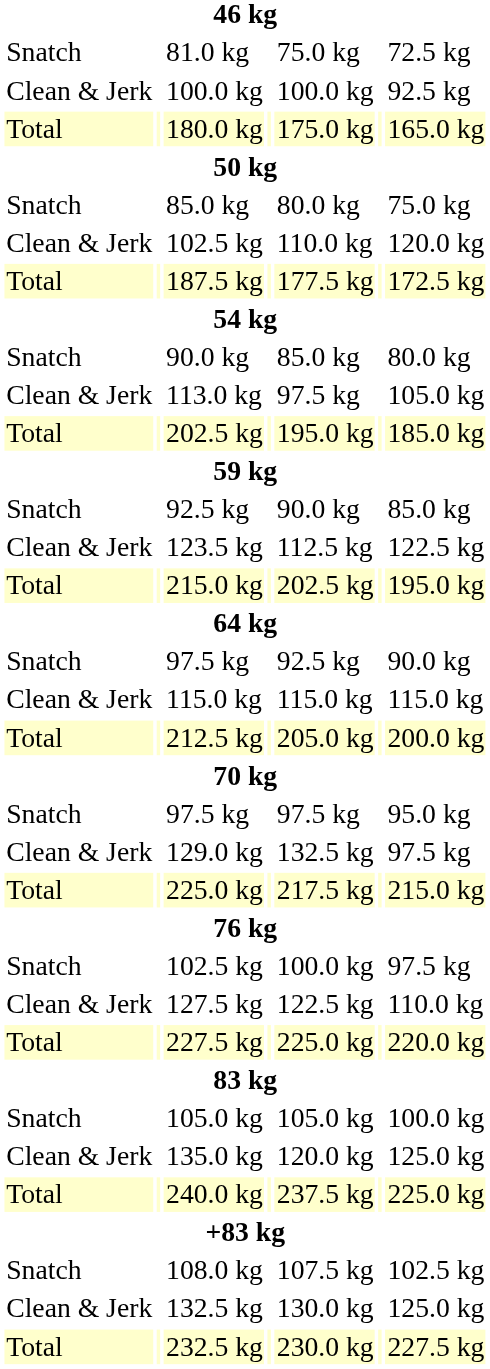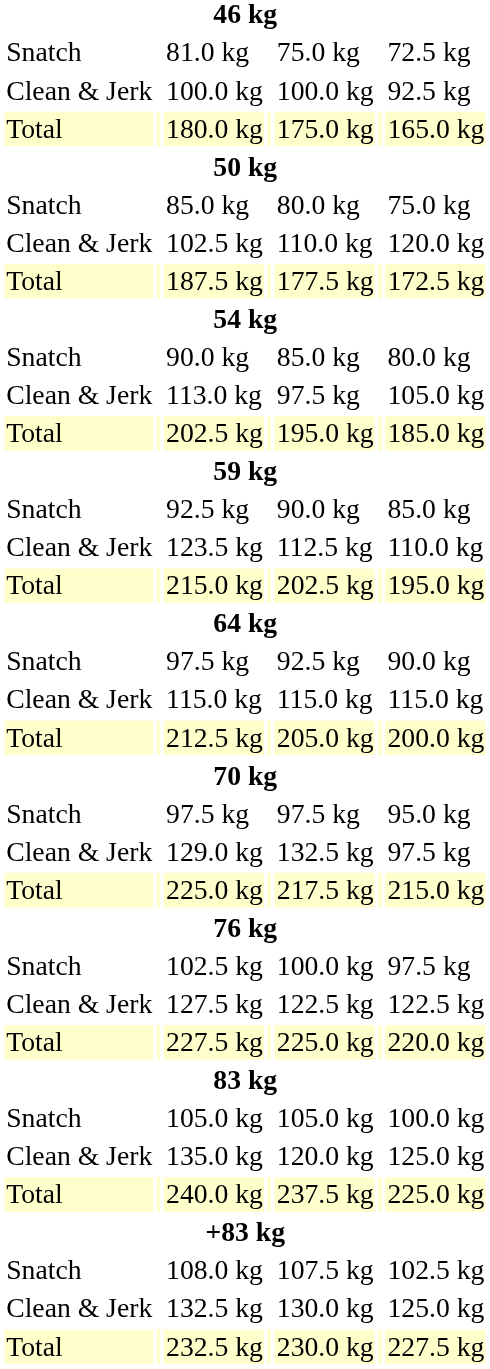(436, 547) 122.5 kg -> (435, 547) 110.0 kg
(435, 1003) 110.0 kg -> (436, 1003) 122.5 kg
